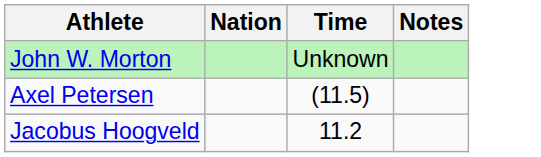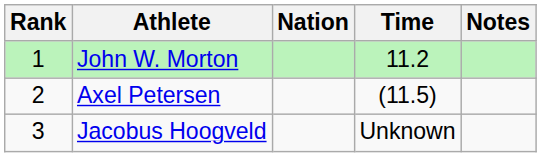+ column: (38, 22)
(341, 59) Unknown -> (408, 59) 11.2
(341, 132) 11.2 -> (408, 132) Unknown
